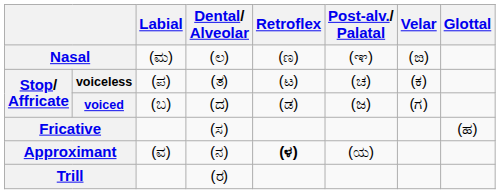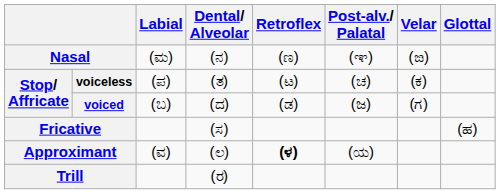(219, 57) (ಲ) -> (219, 57) (ನ)
(219, 152) (ನ) -> (219, 152) (ಲ)
